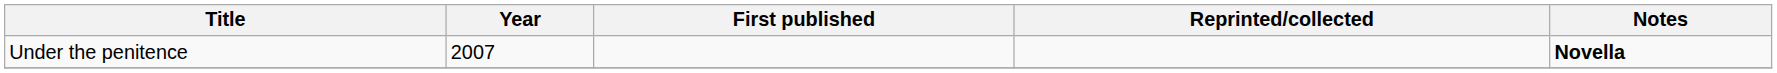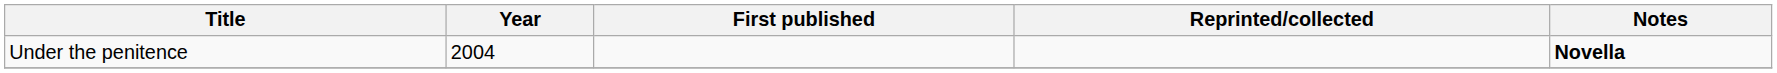(473, 51) 2007 -> (473, 51) 2004
